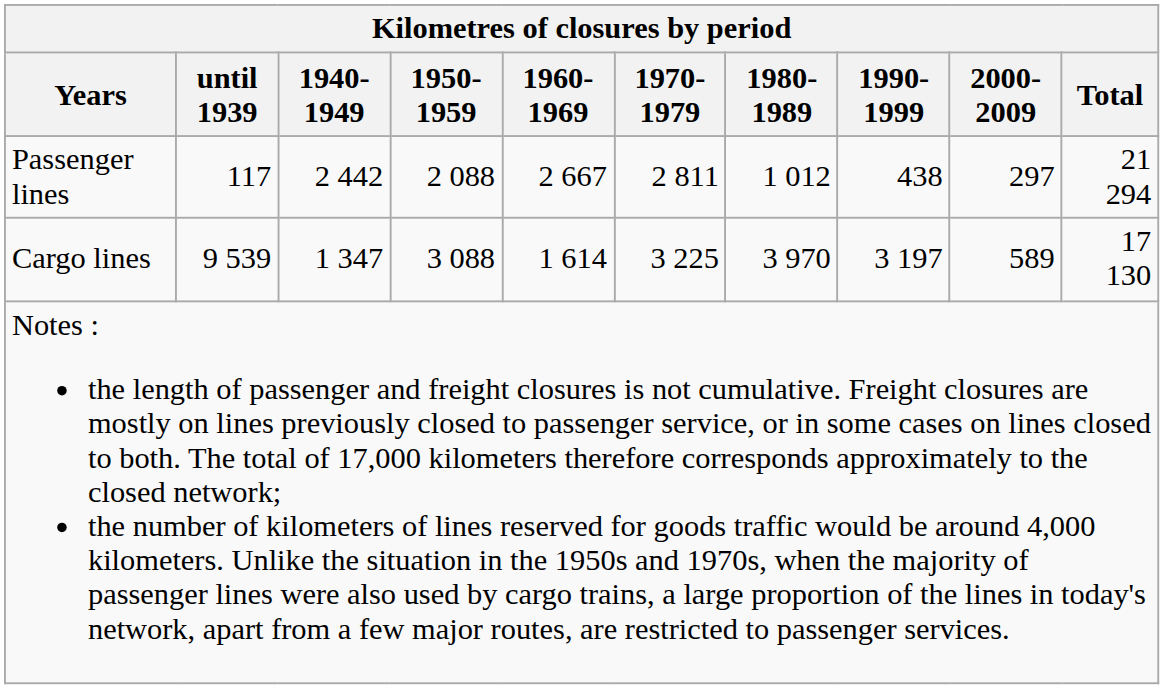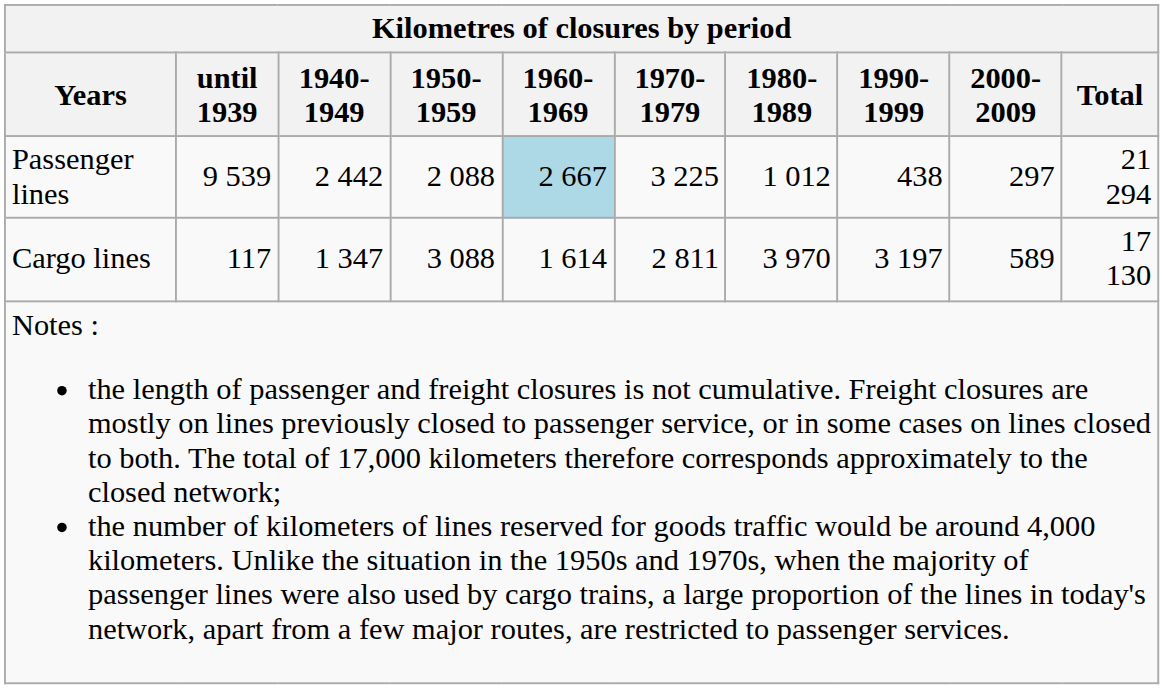(249, 176) 117 -> (237, 176) 9 539
(573, 176) no background -> (573, 176) lightblue background
(685, 176) 2 811 -> (685, 176) 3 225
(237, 258) 9 539 -> (249, 258) 117
(685, 258) 3 225 -> (685, 258) 2 811
